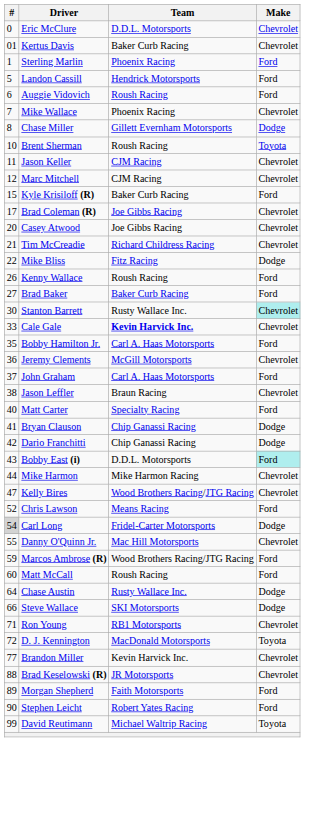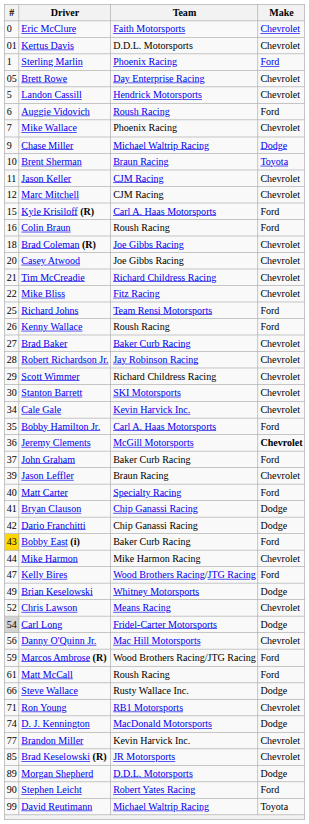(151, 29) D.D.L. Motorsports -> (149, 29) Faith Motorsports
(150, 46) Baker Curb Racing -> (153, 46) D.D.L. Motorsports
+ row: (44, 79)
(268, 79) Ford -> (280, 95) Chevrolet
(9, 128) 8 -> (9, 145) 9
(172, 128) Gillett Evernham Motorsports -> (161, 145) Michael Waltrip Racing
(139, 145) Roush Racing -> (141, 161) Braun Racing
(150, 194) Baker Curb Racing -> (165, 211) Carl A. Haas Motorsports
+ row: (46, 227)
(12, 211) 17 -> (12, 244) 18
(272, 261) Dodge -> (280, 294) Chevrolet
+ row: (50, 310)
(268, 294) Ford -> (280, 343) Chevrolet
+ row: (65, 360)
+ row: (50, 376)
(149, 310) Rusty Wallace Inc. -> (147, 393) SKI Motorsports
(278, 310) paleturquoise background -> (280, 393) no background
(12, 327) 33 -> (12, 409) 34
(152, 327) bold -> (152, 409) normal
(278, 360) normal -> (281, 443) bold
(163, 376) Carl A. Haas Motorsports -> (152, 459) Baker Curb Racing
(12, 393) 38 -> (12, 476) 39
(12, 459) no background -> (12, 542) gold background
(151, 459) D.D.L. Motorsports -> (152, 542) Baker Curb Racing
(268, 459) paleturquoise background -> (270, 542) no background
(278, 492) Chevrolet -> (270, 575) Ford
+ row: (57, 591)
(268, 509) Ford -> (280, 608) Chevrolet
(12, 542) 55 -> (12, 641) 56
(12, 575) 60 -> (12, 674) 61
- row: (48, 591)
(145, 608) SKI Motorsports -> (151, 691) Rusty Wallace Inc.
(12, 641) 72 -> (12, 724) 74
(272, 641) Toyota -> (274, 724) Dodge
(12, 674) 88 -> (12, 757) 85
(147, 691) Faith Motorsports -> (153, 773) D.D.L. Motorsports
(268, 691) Ford -> (274, 773) Dodge
